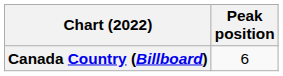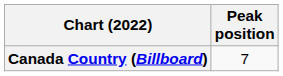(245, 58) 6 -> (245, 58) 7
